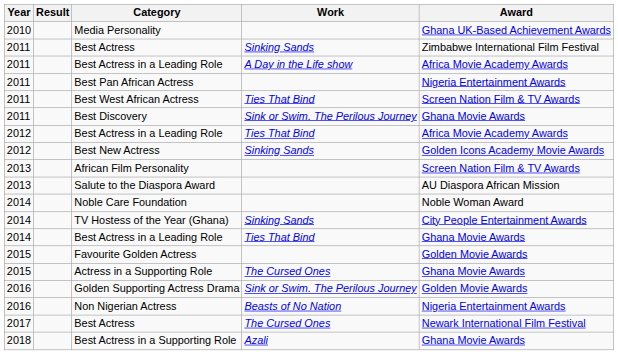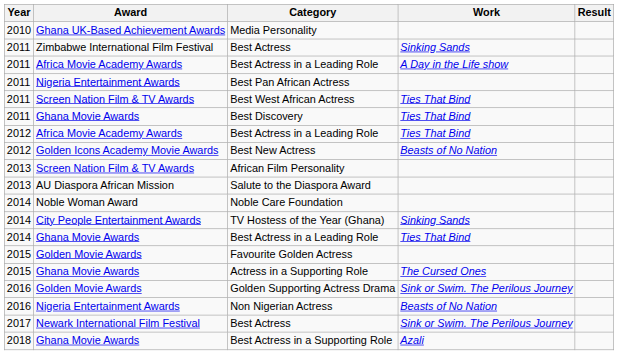columns swapped: (516, 13) <-> (53, 13)
(331, 116) Sink or Swim. The Perilous Journey -> (435, 116) Ties That Bind
(279, 151) Sinking Sands -> (449, 151) Beasts of No Nation
(287, 323) The Cursed Ones -> (486, 323) Sink or Swim. The Perilous Journey
